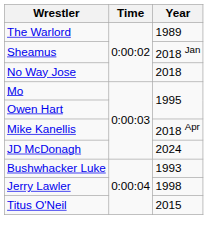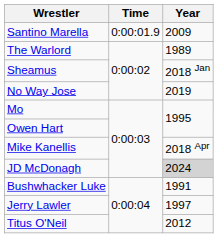+ row: (48, 32)
(168, 72) 2018 -> (178, 91) 2019
(168, 149) no background -> (178, 168) lightgrey background
(168, 168) 1993 -> (178, 186) 1991
(168, 186) 1998 -> (178, 205) 1997
(168, 205) 2015 -> (178, 223) 2012
